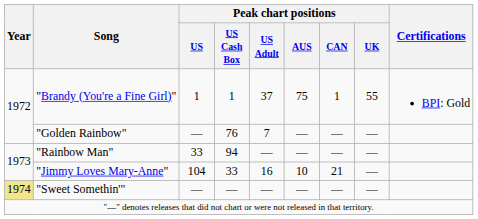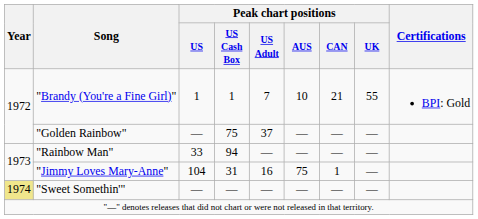(267, 96) 37 -> (267, 96) 7
(302, 96) 75 -> (302, 96) 10
(337, 96) 1 -> (337, 96) 21
(232, 133) 76 -> (232, 133) 75
(267, 133) 7 -> (267, 133) 37
(232, 171) 33 -> (232, 171) 31
(302, 171) 10 -> (302, 171) 75
(337, 171) 21 -> (337, 171) 1
